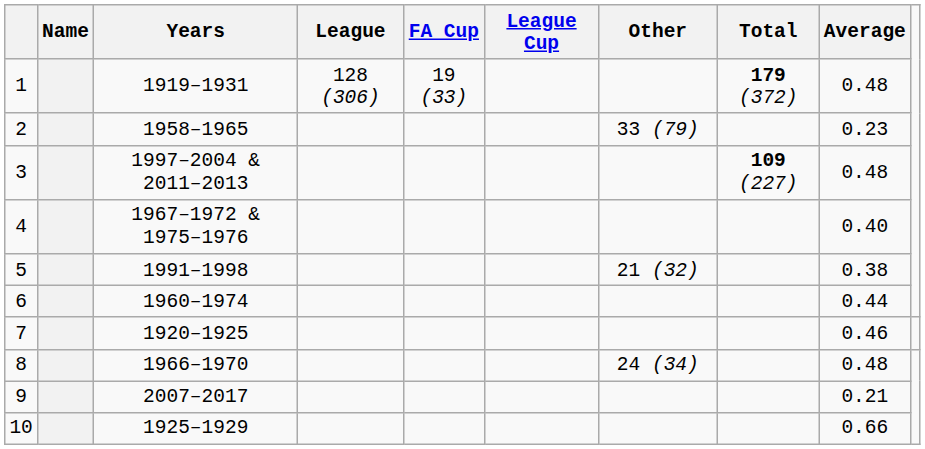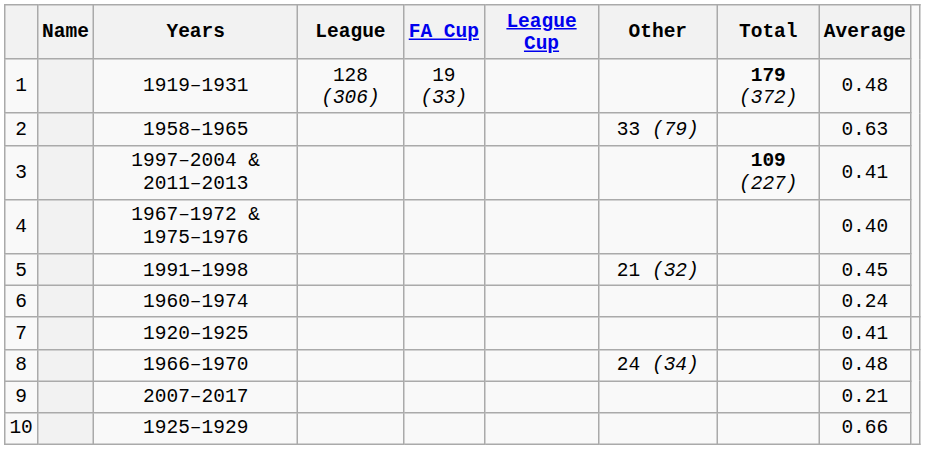(865, 129) 0.23 -> (865, 129) 0.63
(865, 172) 0.48 -> (865, 172) 0.41
(865, 270) 0.38 -> (865, 270) 0.45
(865, 301) 0.44 -> (865, 301) 0.24
(865, 333) 0.46 -> (865, 333) 0.41
